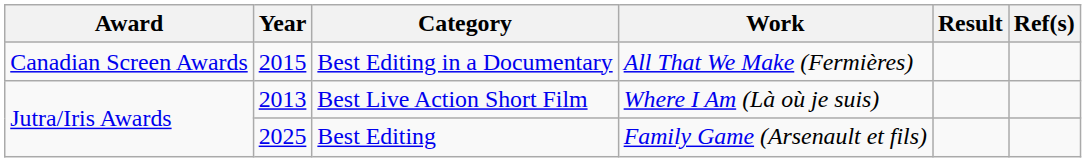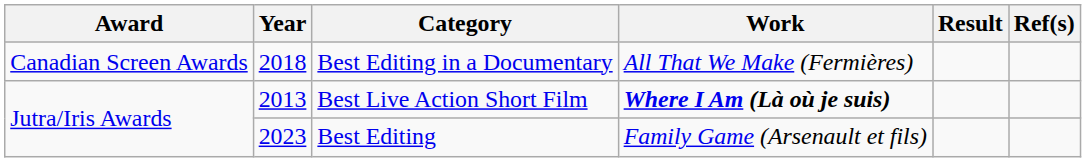(283, 61) 2015 -> (283, 61) 2018
(751, 99) normal -> (757, 99) bold
(283, 136) 2025 -> (283, 136) 2023
